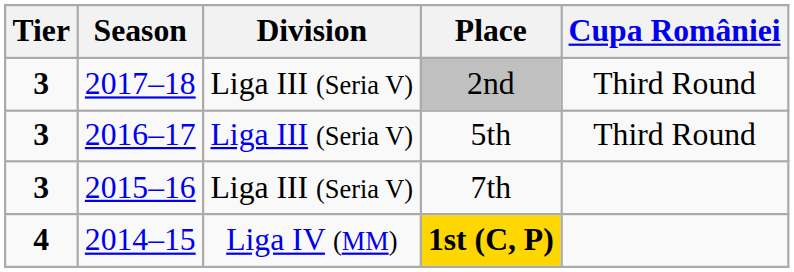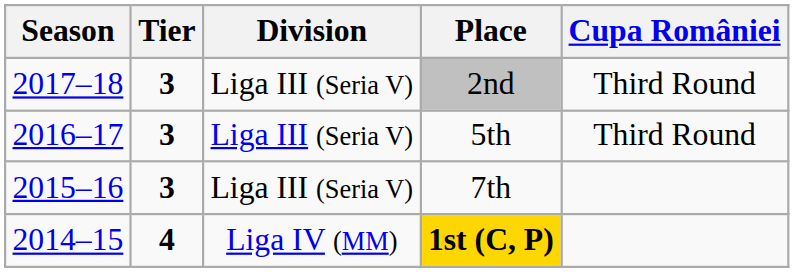columns swapped: (140, 31) <-> (41, 31)
